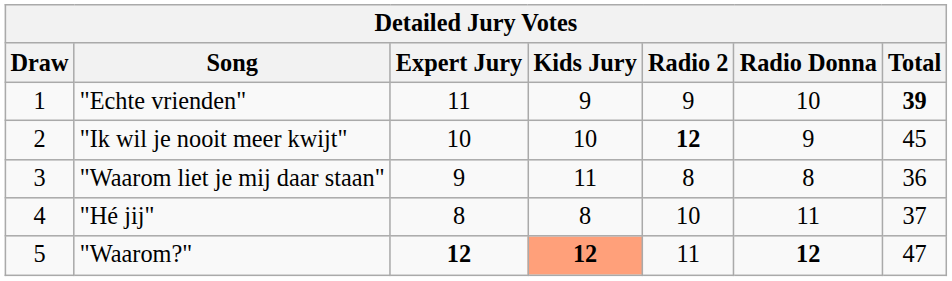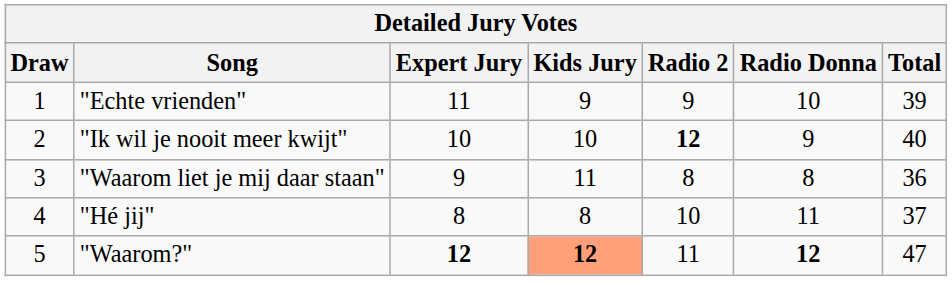(915, 100) bold -> (915, 100) normal
(915, 139) 45 -> (915, 139) 40
